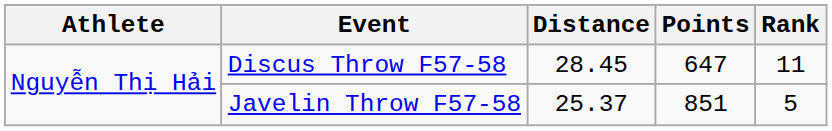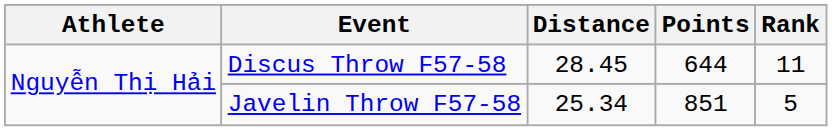(706, 65) 647 -> (706, 65) 644
(591, 105) 25.37 -> (591, 105) 25.34
